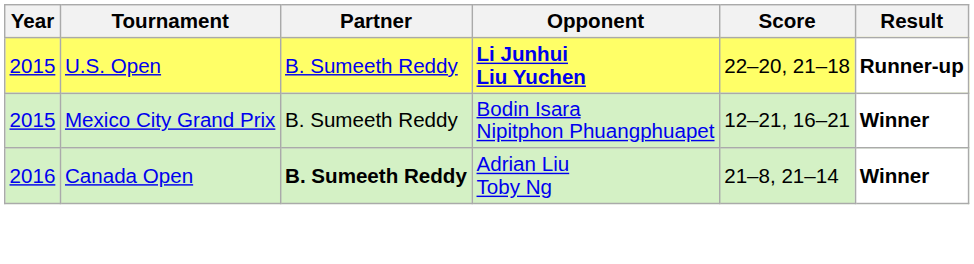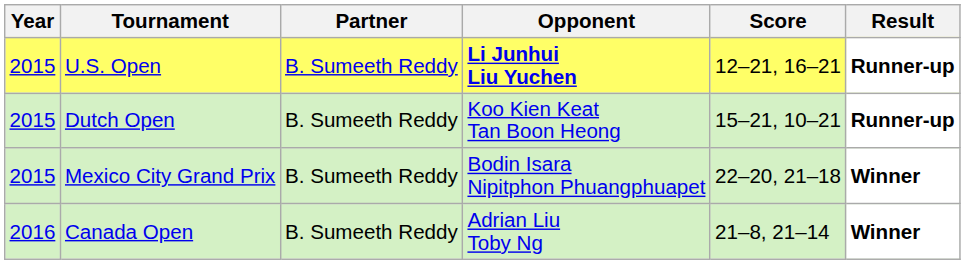(787, 65) 22–20, 21–18 -> (778, 65) 12–21, 16–21
+ row: (120, 121)
(787, 121) 12–21, 16–21 -> (778, 176) 22–20, 21–18
(376, 176) bold -> (371, 232) normal
